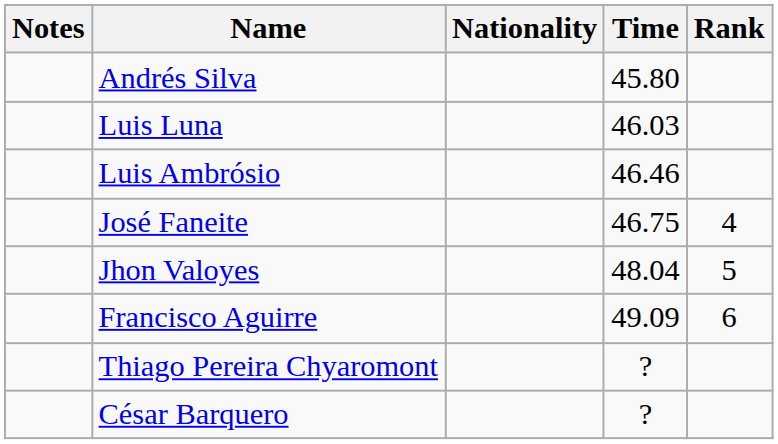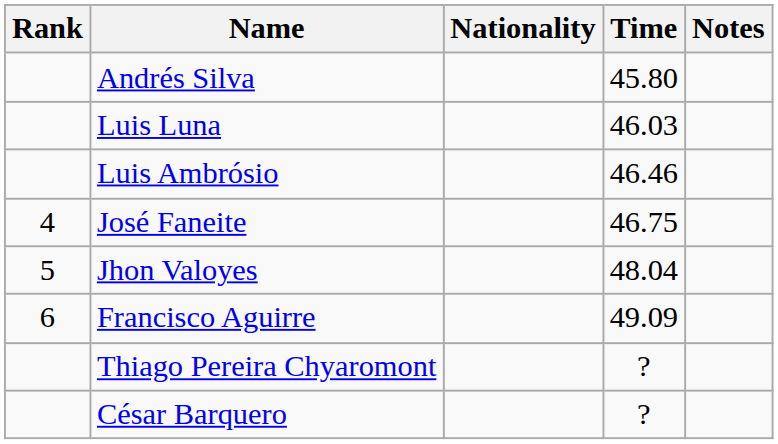columns swapped: (729, 28) <-> (48, 28)
